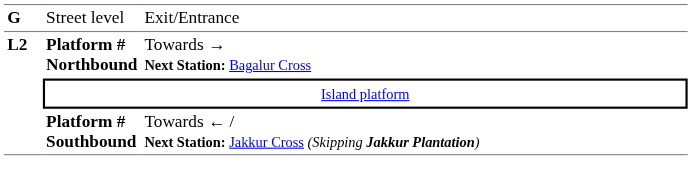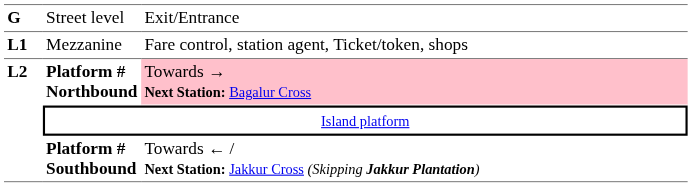+ row: (84, 44)
(228, 54) no background -> (228, 81) pink background
